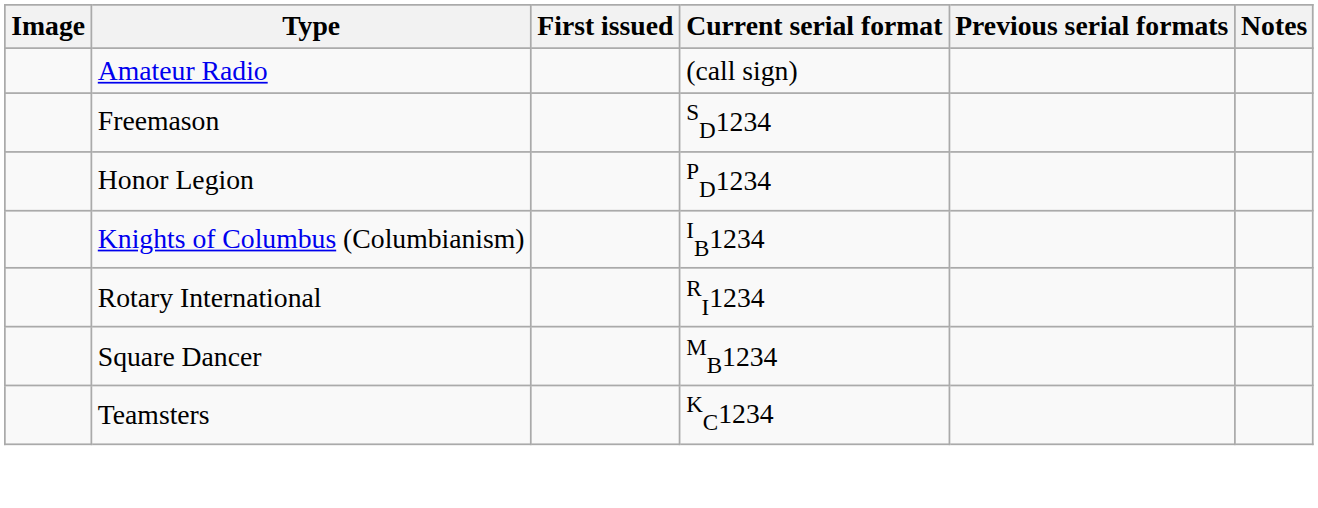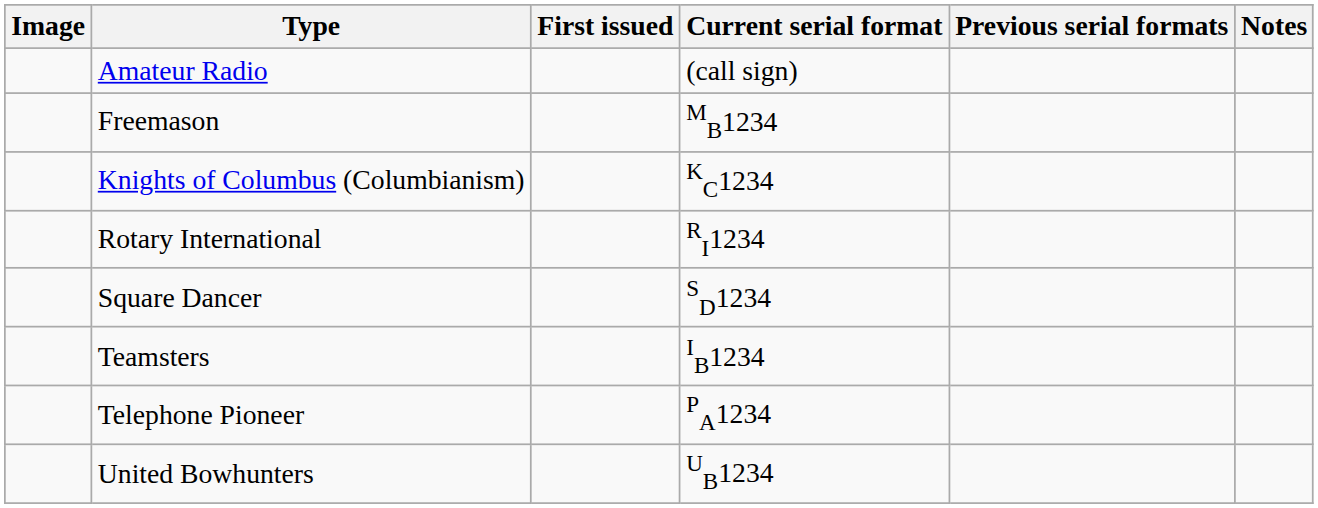(729, 121) SD1234 -> (732, 121) MB1234
- row: (176, 180)
(725, 238) IB1234 -> (730, 180) KC1234
(732, 356) MB1234 -> (729, 297) SD1234
(730, 414) KC1234 -> (725, 356) IB1234
+ row: (201, 414)
+ row: (206, 473)
